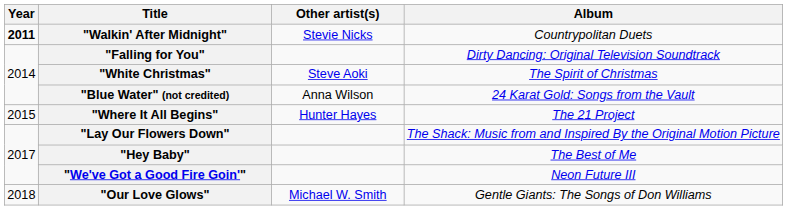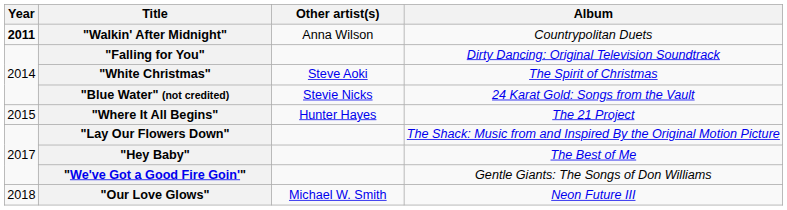(338, 34) Stevie Nicks -> (338, 34) Anna Wilson
(338, 94) Anna Wilson -> (338, 94) Stevie Nicks
(593, 174) Neon Future III -> (593, 174) Gentle Giants: The Songs of Don Williams
(593, 194) Gentle Giants: The Songs of Don Williams -> (593, 194) Neon Future III
